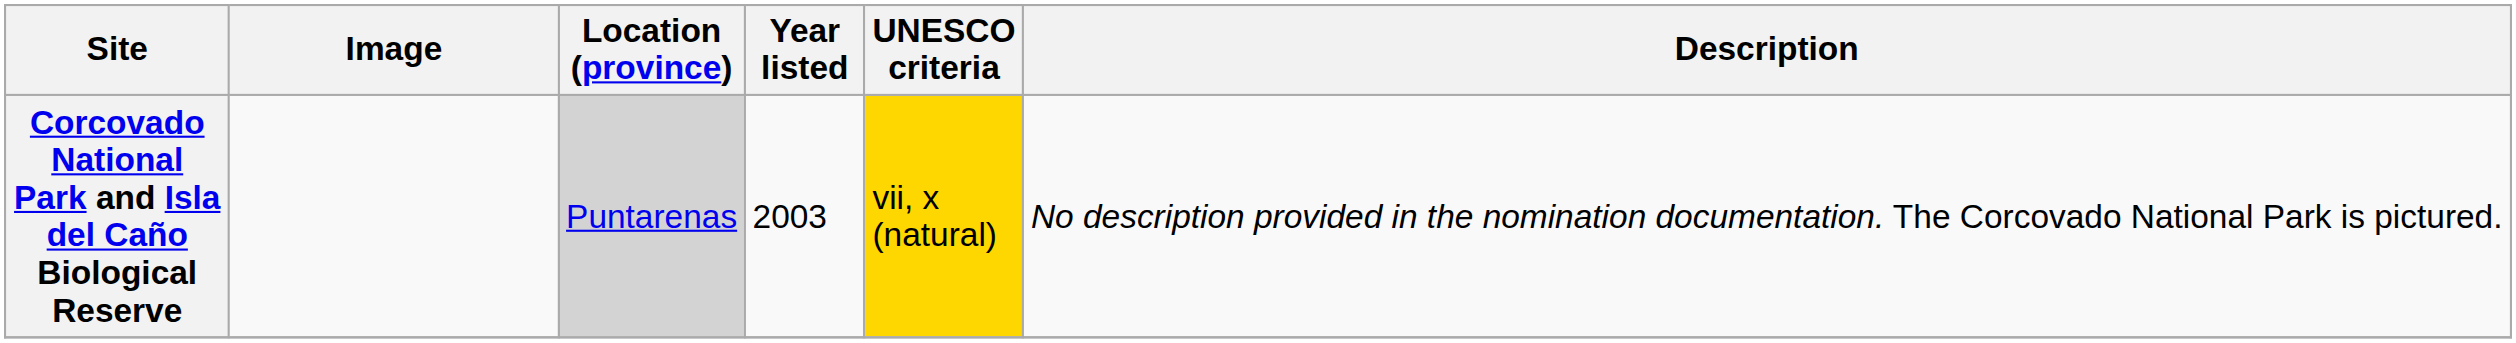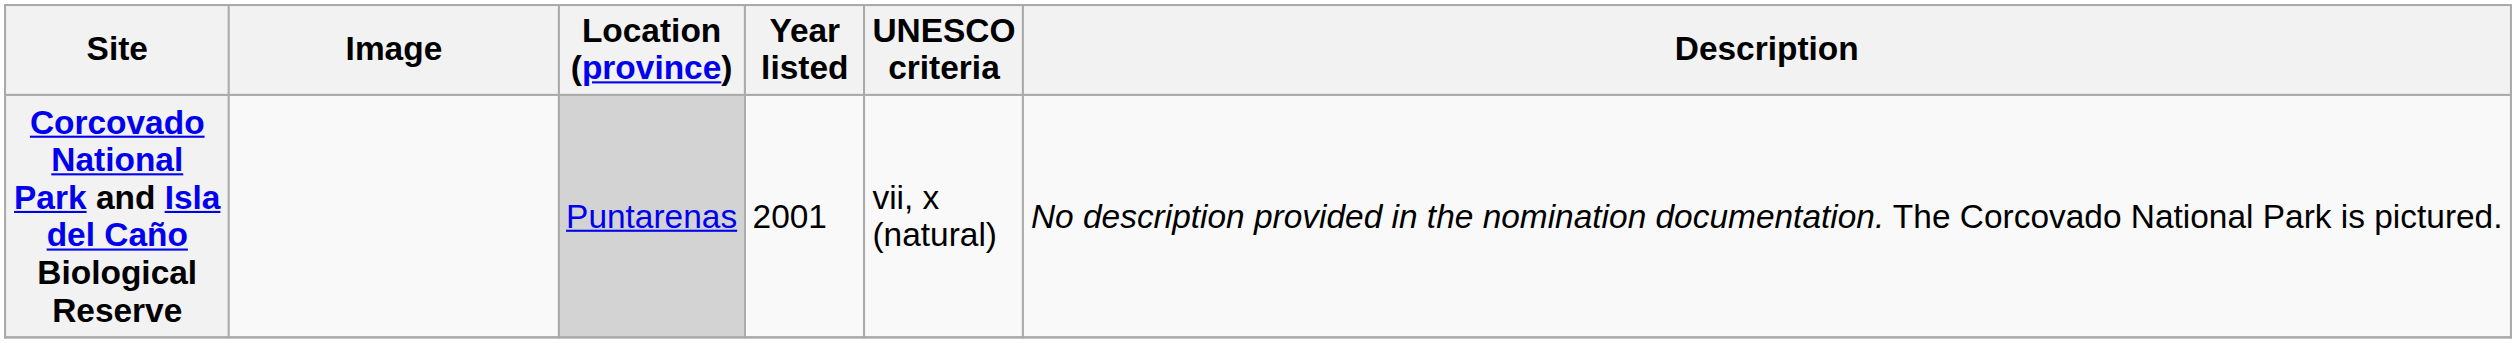(790, 215) 2003 -> (790, 215) 2001
(935, 215) gold background -> (935, 215) no background
